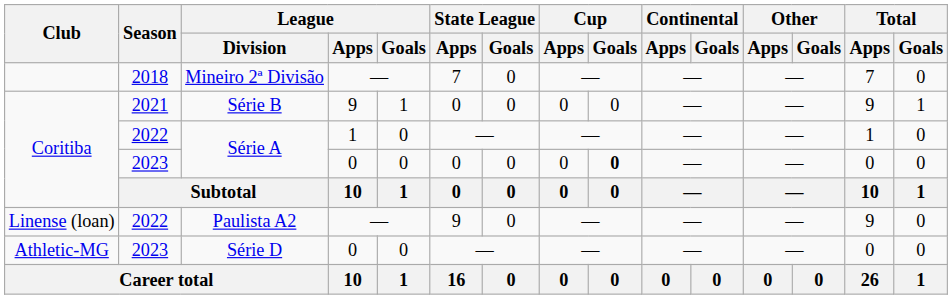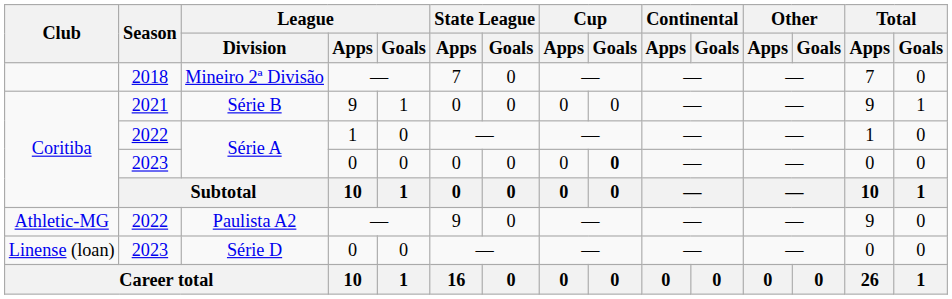(62, 221) Linense (loan) -> (62, 221) Athletic-MG
(62, 250) Athletic-MG -> (62, 250) Linense (loan)
